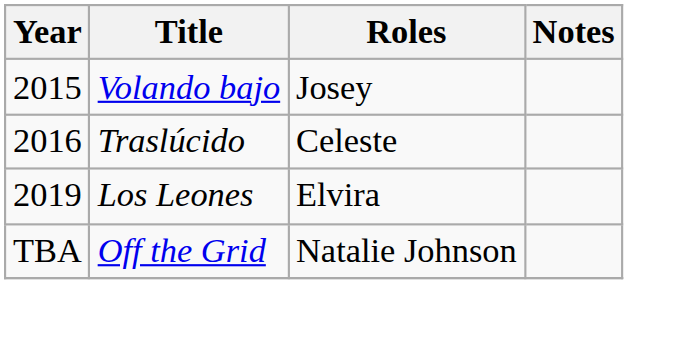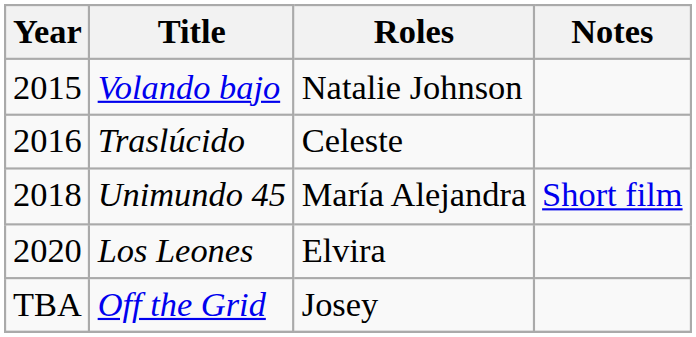(334, 86) Josey -> (412, 86) Natalie Johnson
+ row: (192, 195)
(47, 195) 2019 -> (47, 250) 2020
(406, 250) Natalie Johnson -> (340, 304) Josey
